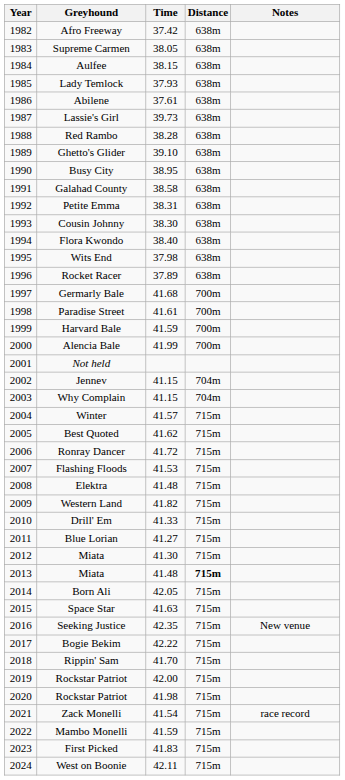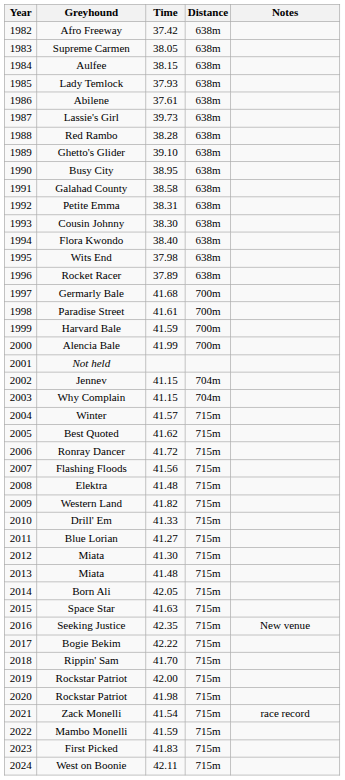(165, 468) 41.53 -> (165, 468) 41.56
(208, 573) bold -> (208, 573) normal
